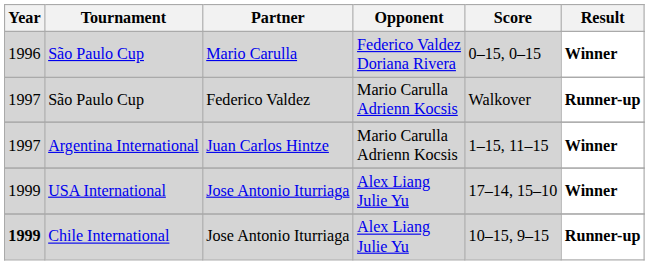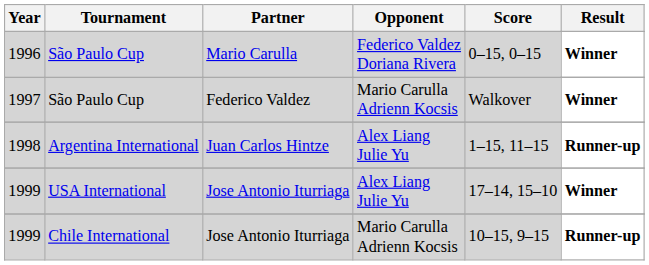(603, 99) Runner-up -> (591, 99) Winner
(24, 145) 1997 -> (24, 145) 1998
(407, 145) Mario Carulla Adrienn Kocsis -> (394, 145) Alex Liang Julie Yu
(591, 145) Winner -> (603, 145) Runner-up
(24, 236) bold -> (24, 236) normal
(394, 236) Alex Liang Julie Yu -> (407, 236) Mario Carulla Adrienn Kocsis
